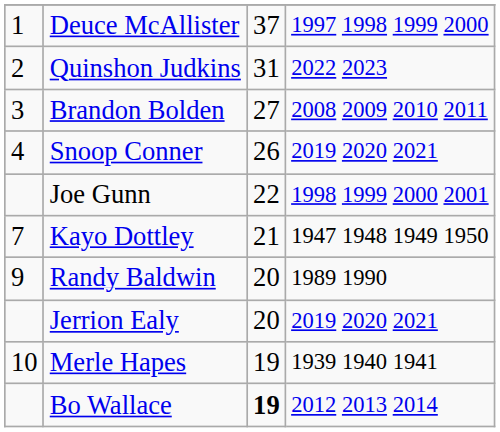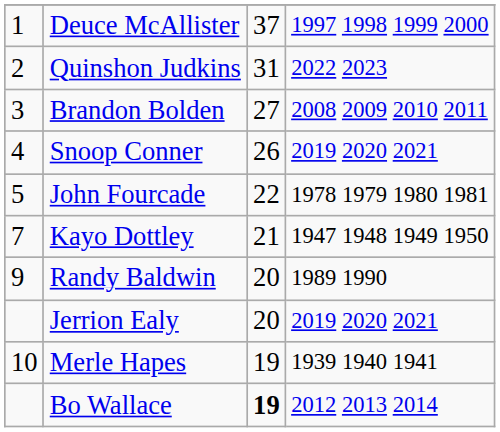+ row: (128, 194)
- row: (100, 194)
